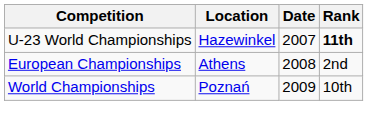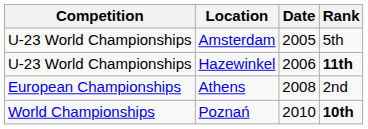+ row: (237, 40)
(299, 40) 2007 -> (299, 64) 2006
(299, 87) 2009 -> (299, 111) 2010
(337, 87) normal -> (338, 111) bold
